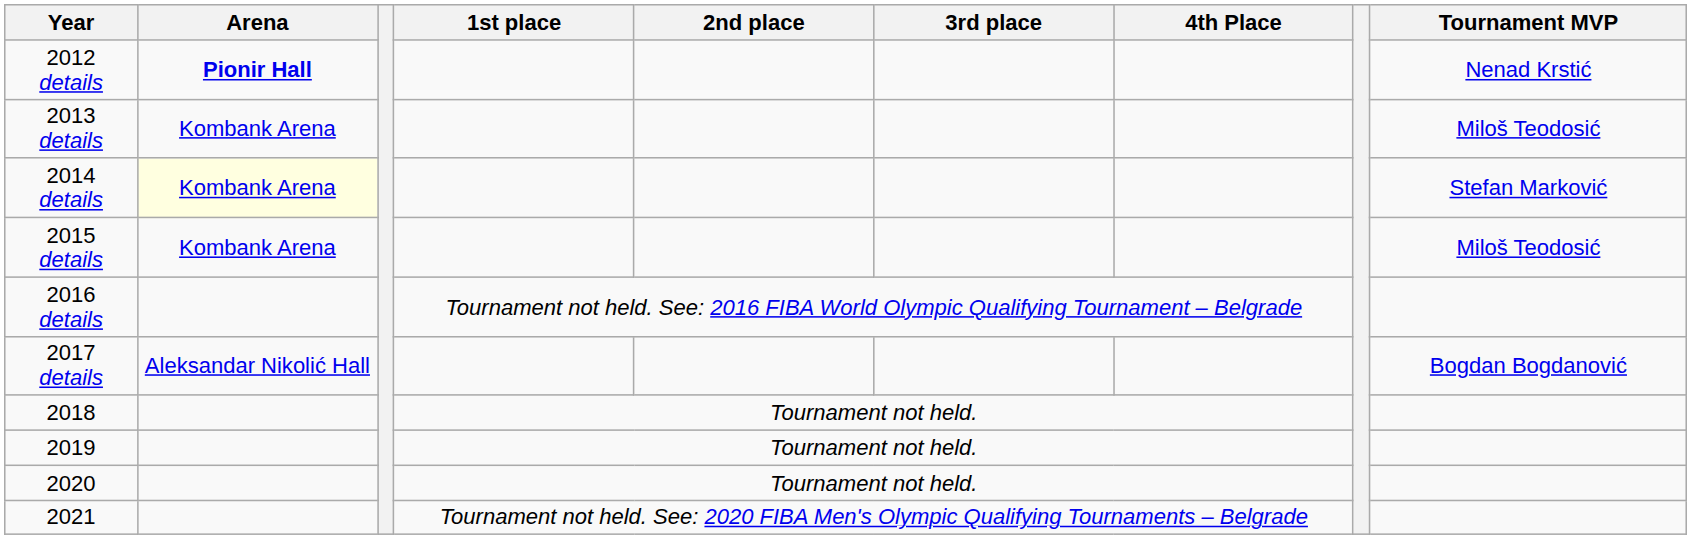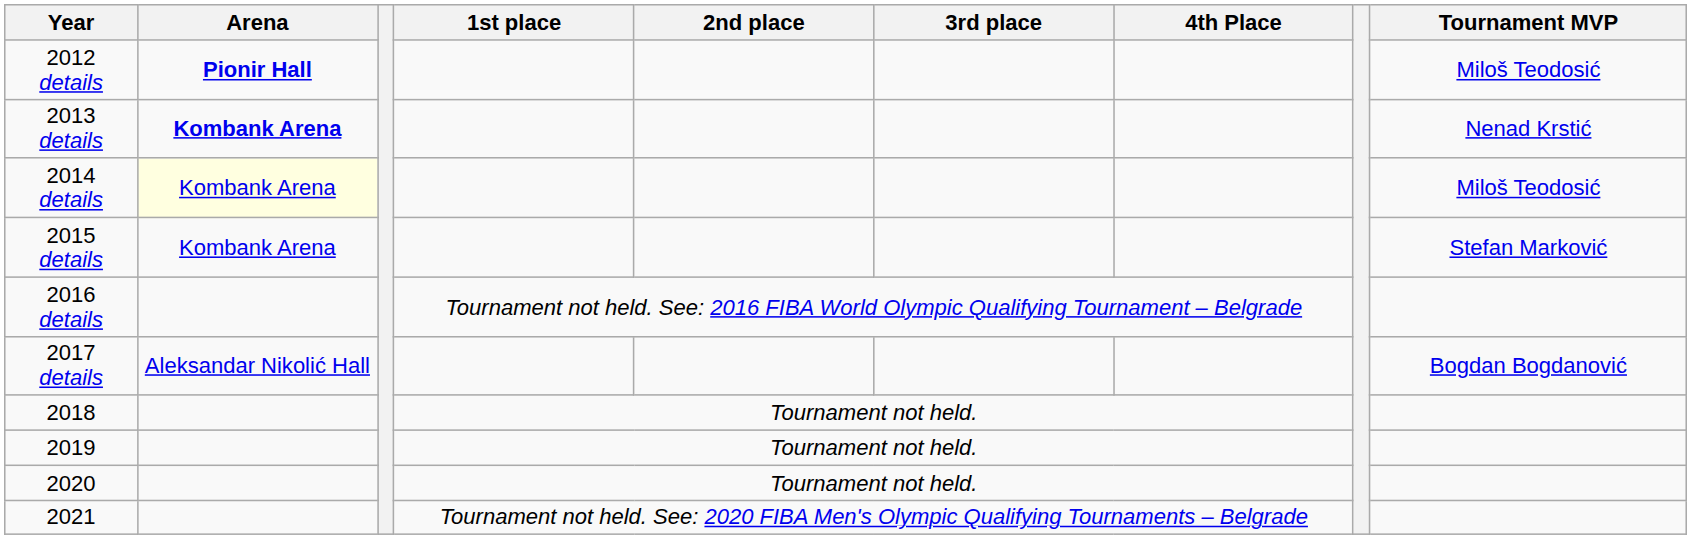(1528, 70) Nenad Krstić -> (1528, 70) Miloš Teodosić
(257, 129) normal -> (257, 129) bold
(1528, 129) Miloš Teodosić -> (1528, 129) Nenad Krstić
(1528, 188) Stefan Marković -> (1528, 188) Miloš Teodosić
(1528, 247) Miloš Teodosić -> (1528, 247) Stefan Marković
